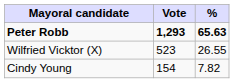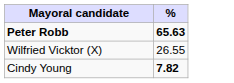- column: (174, 13)
(209, 68) normal -> (168, 68) bold
